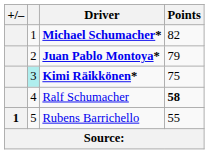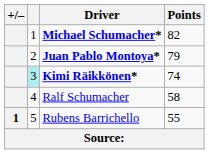(174, 76) 75 -> (174, 76) 74
(174, 96) bold -> (174, 96) normal
